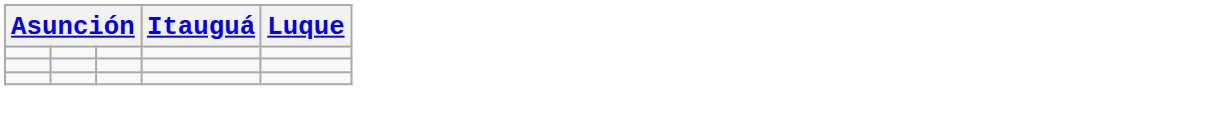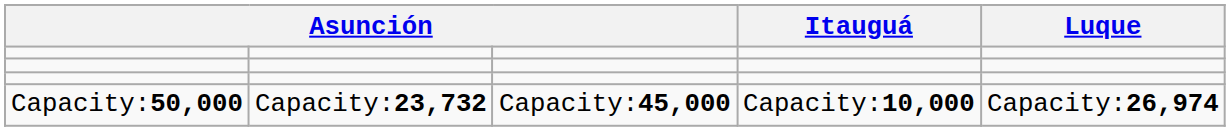+ row: (127, 105)
